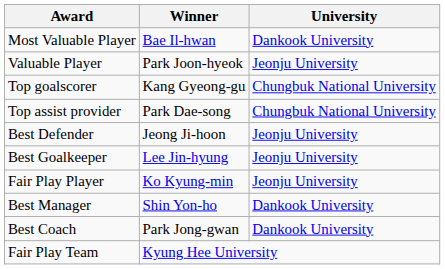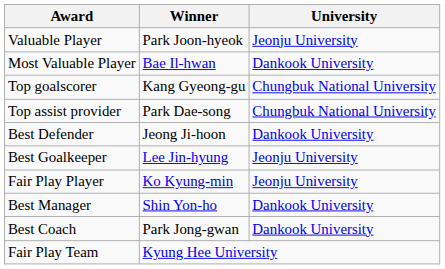rows swapped: (72, 39) <-> (55, 63)
(305, 134) Jeonju University -> (313, 134) Dankook University
